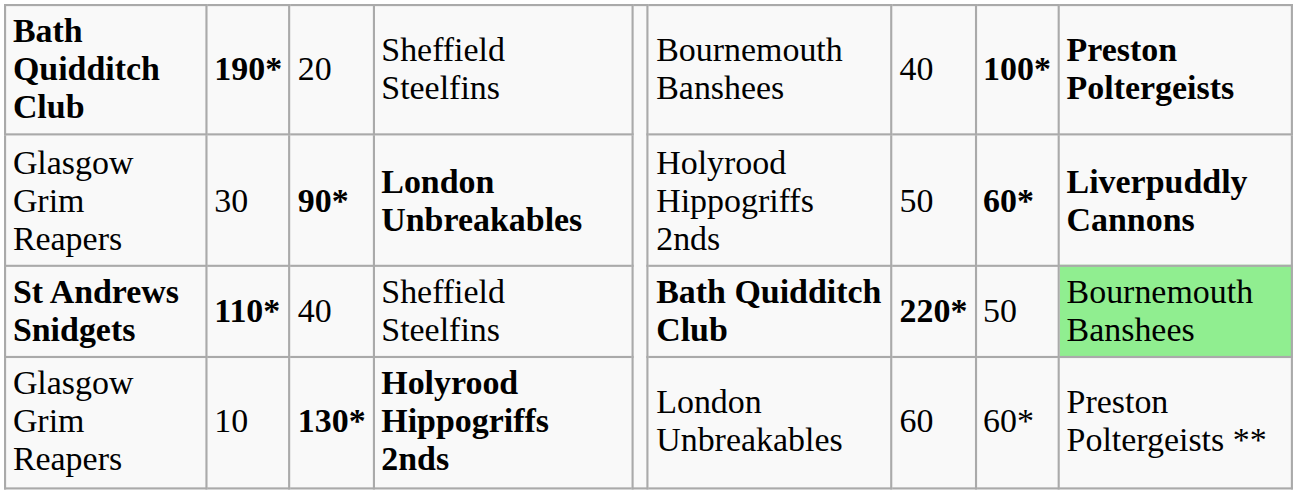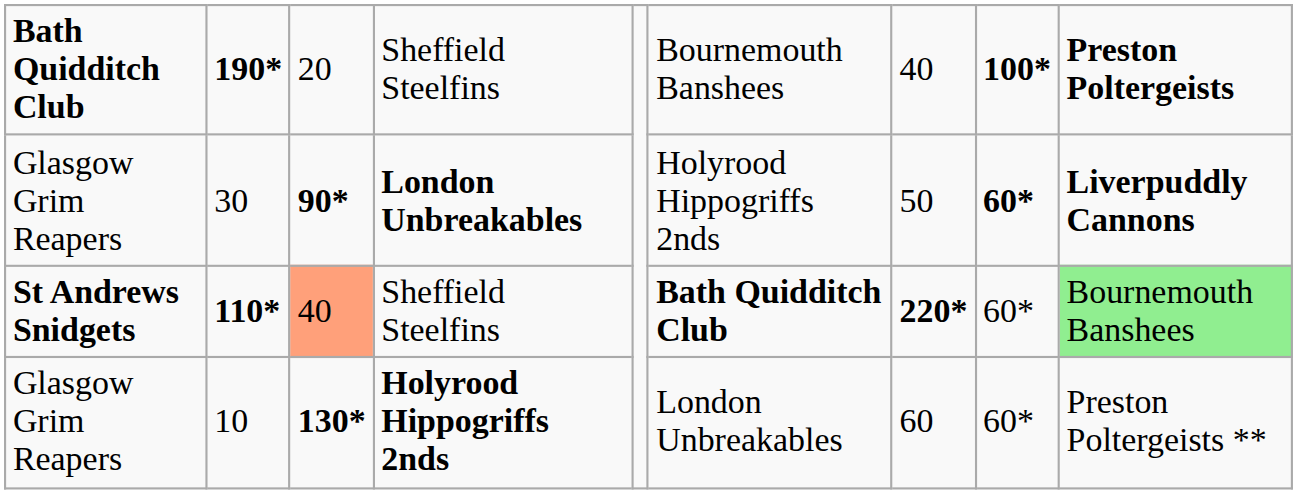(315, 310) no background -> (315, 310) lightsalmon background
(1000, 310) 50 -> (1009, 310) 60*
